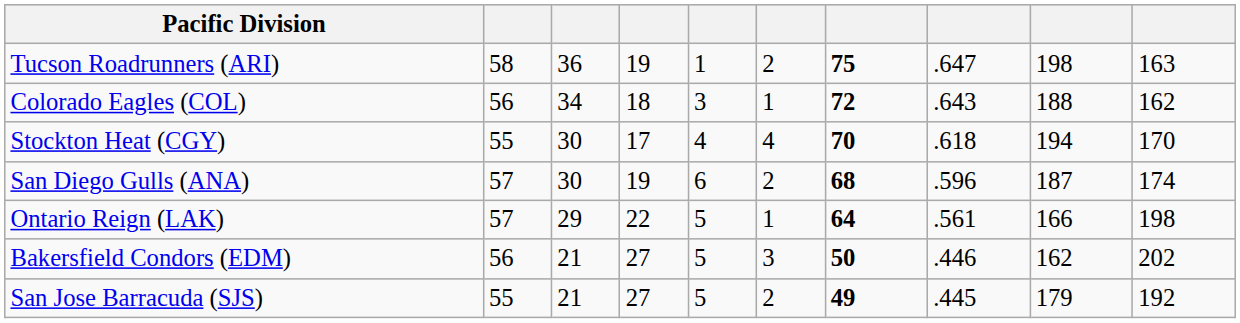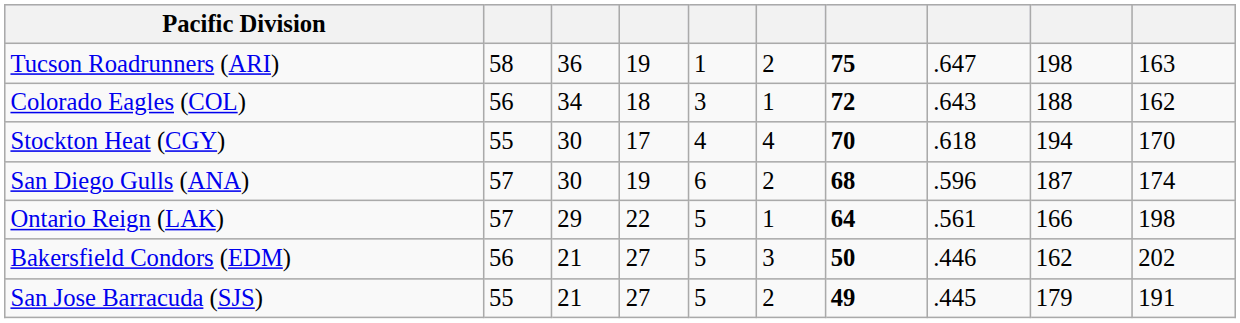(1157, 297) 192 -> (1157, 297) 191
